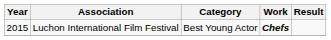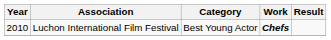(17, 27) 2015 -> (17, 27) 2010
